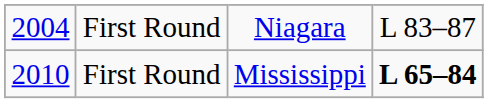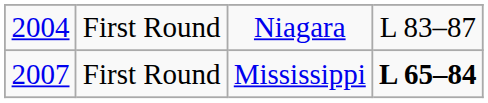(41, 73) 2010 -> (41, 73) 2007
